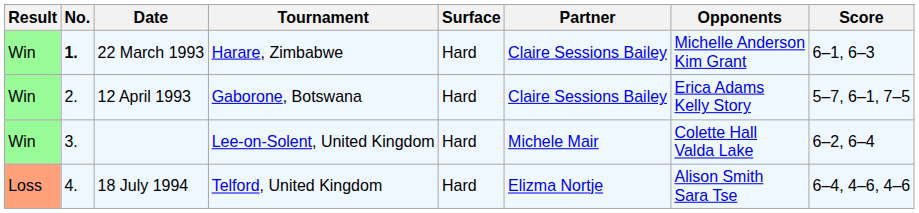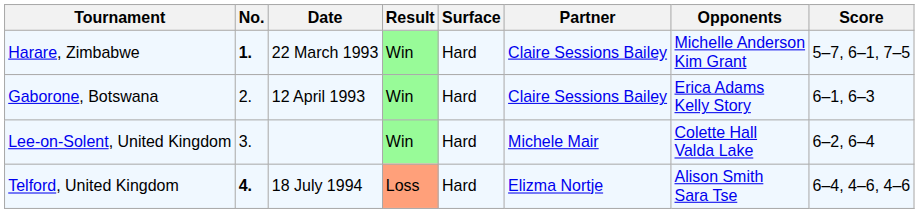columns swapped: (33, 16) <-> (323, 16)
(844, 52) 6–1, 6–3 -> (861, 52) 5–7, 6–1, 7–5
(861, 96) 5–7, 6–1, 7–5 -> (844, 96) 6–1, 6–3
(71, 185) normal -> (245, 185) bold
